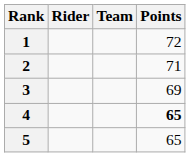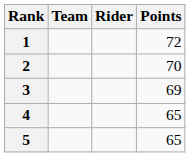columns swapped: (70, 16) <-> (115, 16)
(174, 66) 71 -> (174, 66) 70
(174, 115) bold -> (174, 115) normal
